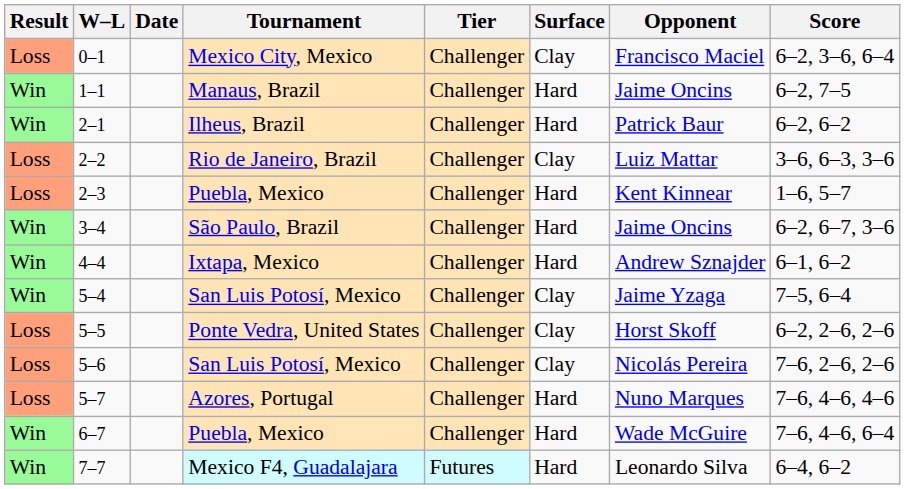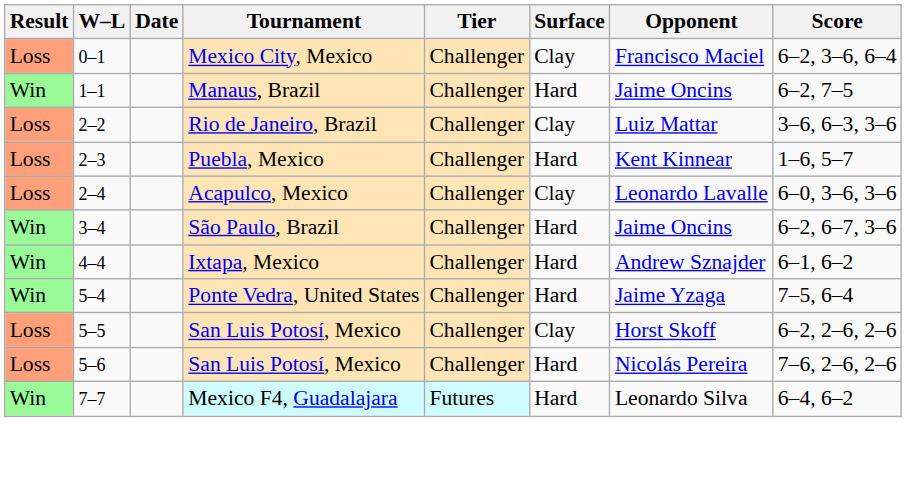- row: (92, 125)
+ row: (92, 194)
(295, 295) San Luis Potosí, Mexico -> (304, 295) Ponte Vedra, United States
(555, 295) Clay -> (556, 295) Hard
(304, 329) Ponte Vedra, United States -> (295, 329) San Luis Potosí, Mexico
(555, 364) Clay -> (556, 364) Hard
- row: (92, 399)
- row: (92, 434)
